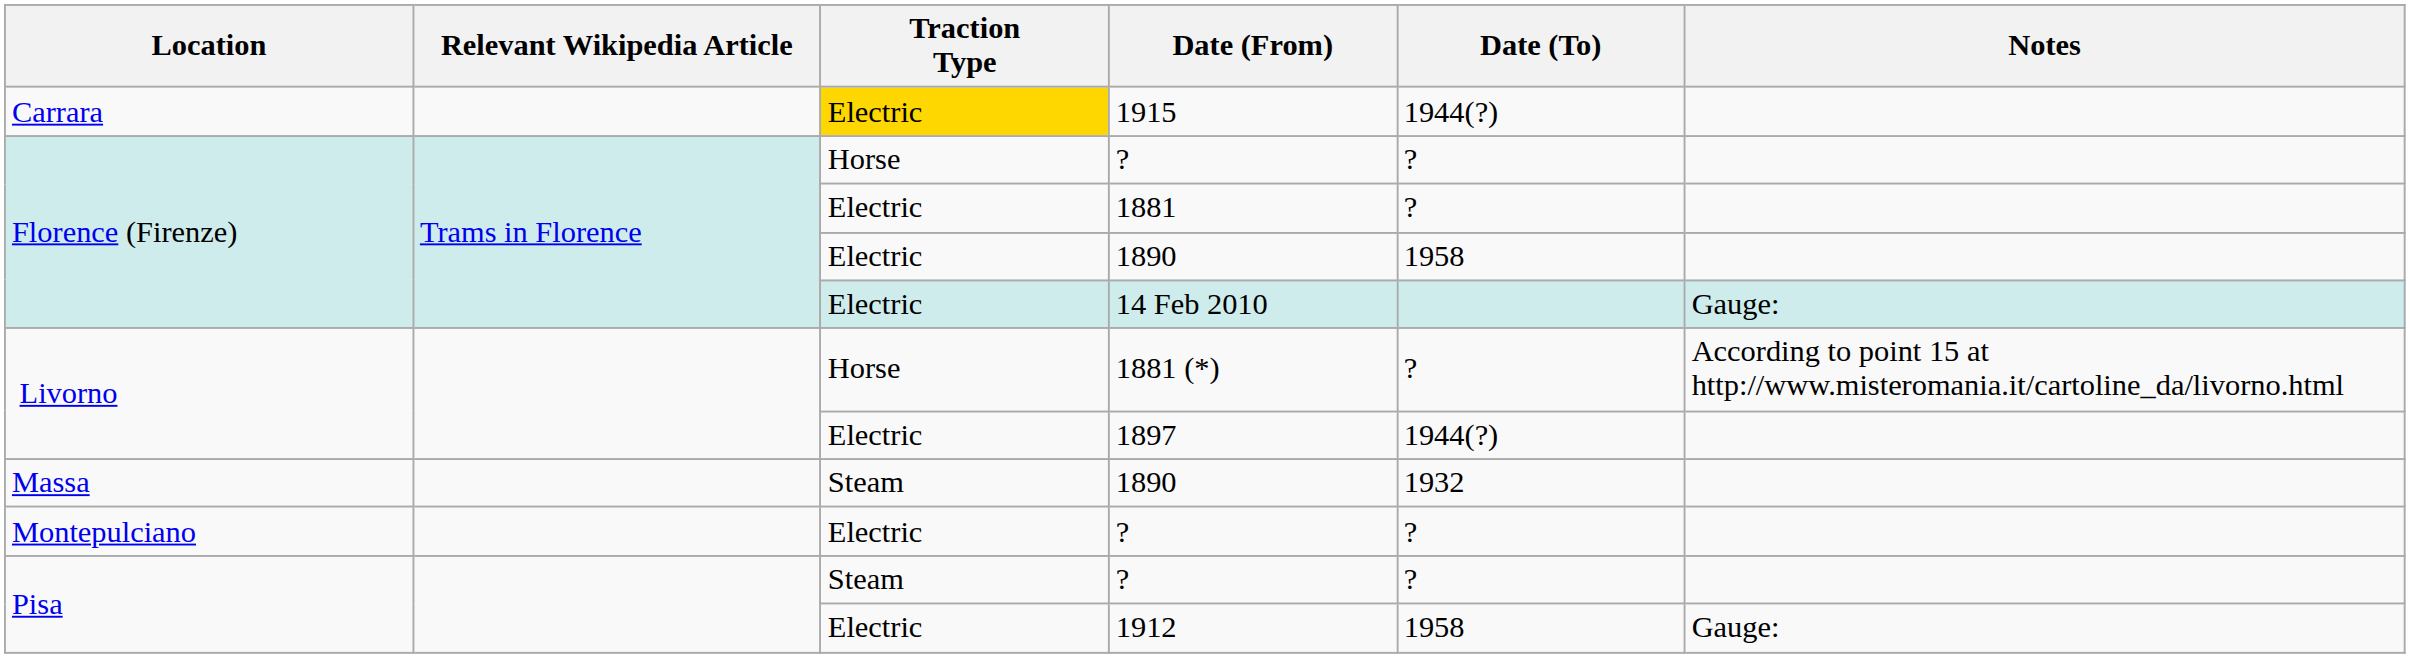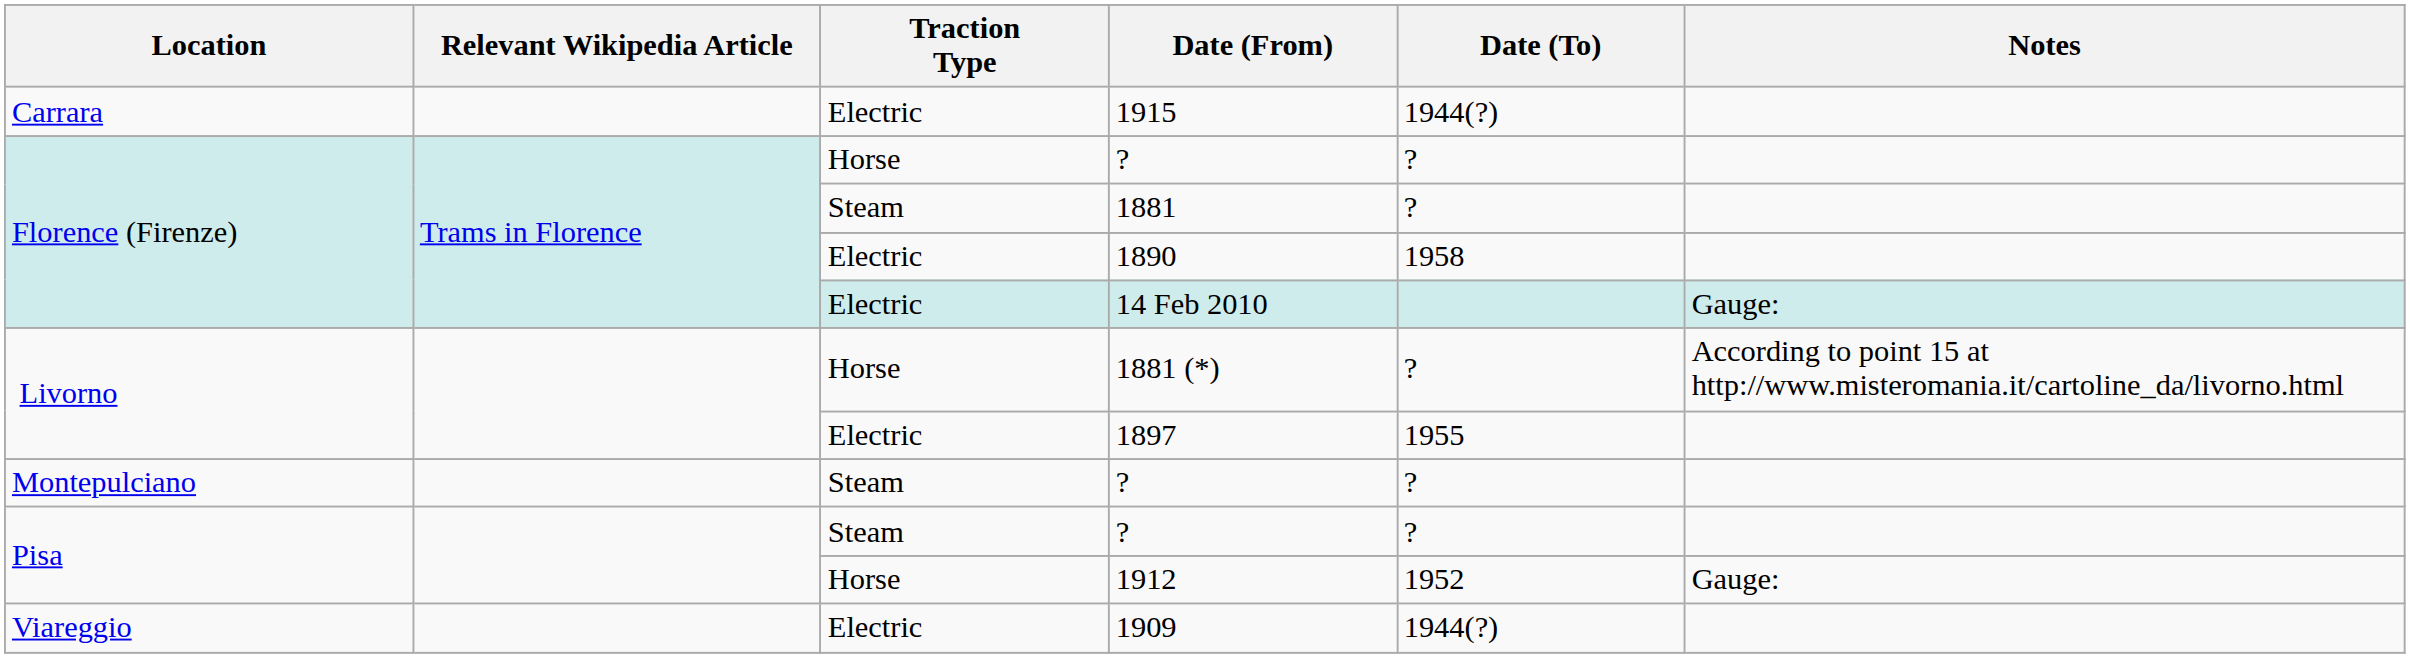(875, 111) gold background -> (875, 111) no background
(875, 207) Electric -> (866, 207) Steam
(1451, 434) 1944(?) -> (1434, 434) 1955
- row: (51, 482)
(875, 530) Electric -> (866, 482) Steam
(875, 627) Electric -> (864, 579) Horse
(1434, 627) 1958 -> (1434, 579) 1952
+ row: (72, 627)
